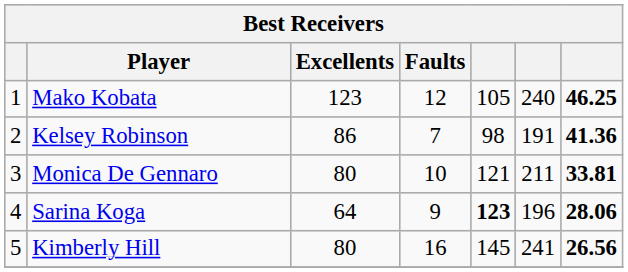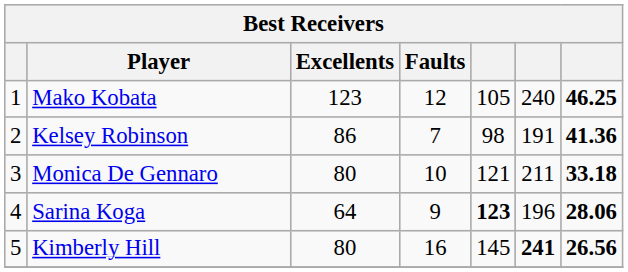(591, 173) 33.81 -> (591, 173) 33.18
(538, 248) normal -> (538, 248) bold
